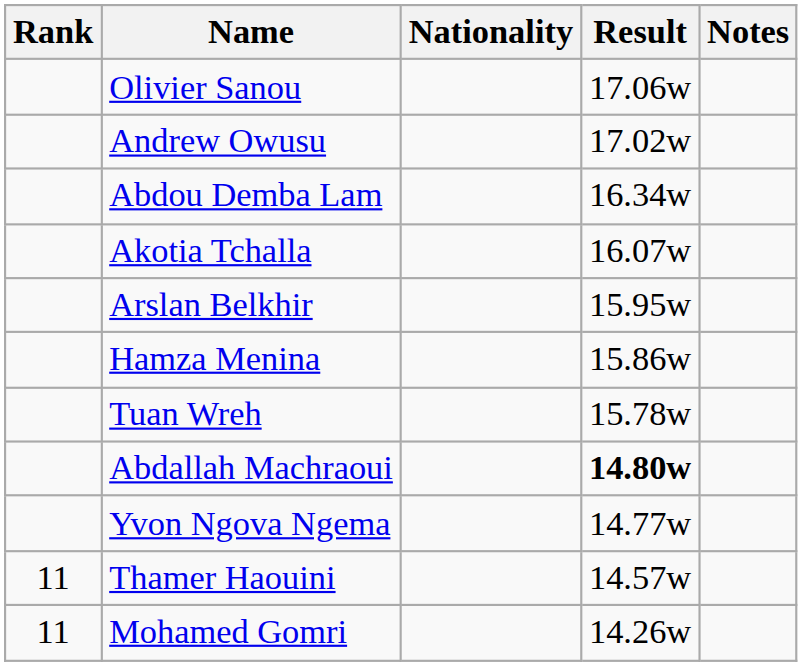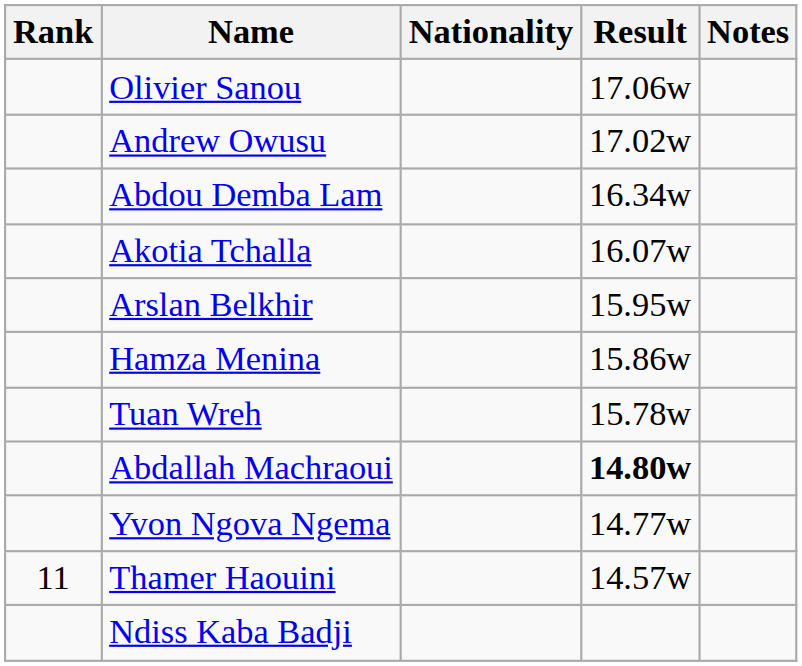- row: (228, 631)
+ row: (231, 631)
